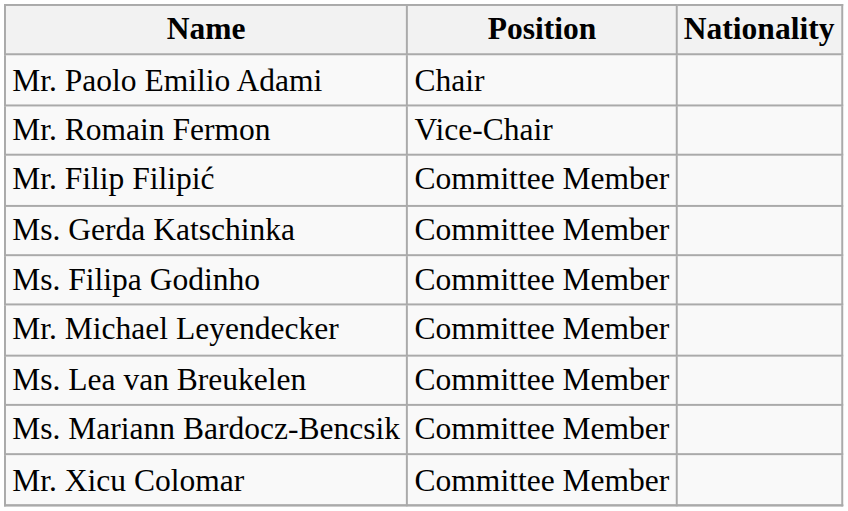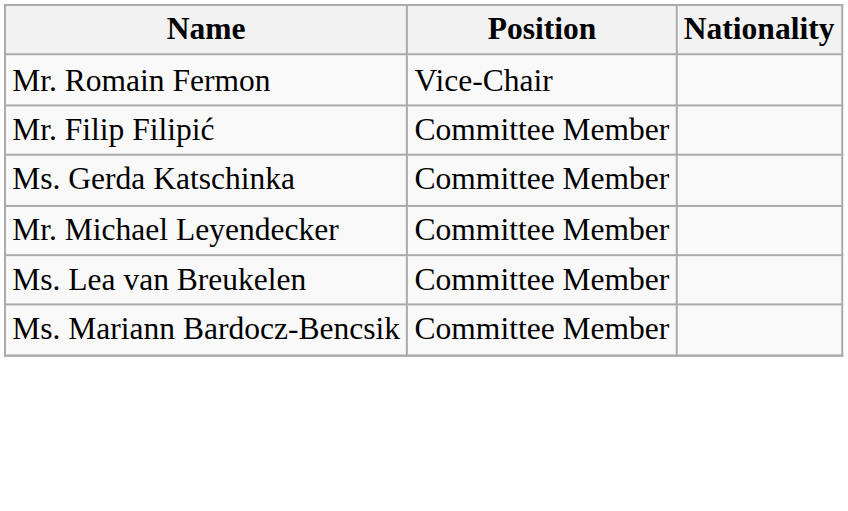- row: (167, 79)
- row: (136, 279)
- row: (128, 479)
